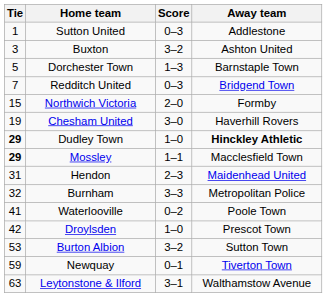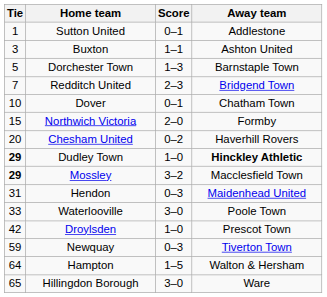(174, 31) 0–3 -> (174, 31) 0–1
(174, 49) 3–2 -> (174, 49) 1–1
(174, 85) 0–3 -> (174, 85) 2–3
+ row: (91, 103)
(15, 121) 19 -> (15, 139) 20
(174, 121) 3–0 -> (174, 139) 0–2
(174, 157) 1–1 -> (174, 175) 3–2
(174, 175) 2–3 -> (174, 193) 0–3
- row: (91, 193)
(15, 211) 41 -> (15, 211) 33
(174, 211) 0–2 -> (174, 211) 3–0
- row: (91, 247)
(174, 265) 0–1 -> (174, 247) 0–3
- row: (91, 283)
+ row: (91, 265)
+ row: (91, 283)
